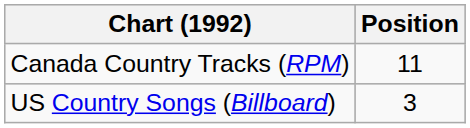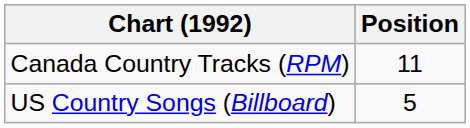(410, 102) 3 -> (410, 102) 5
